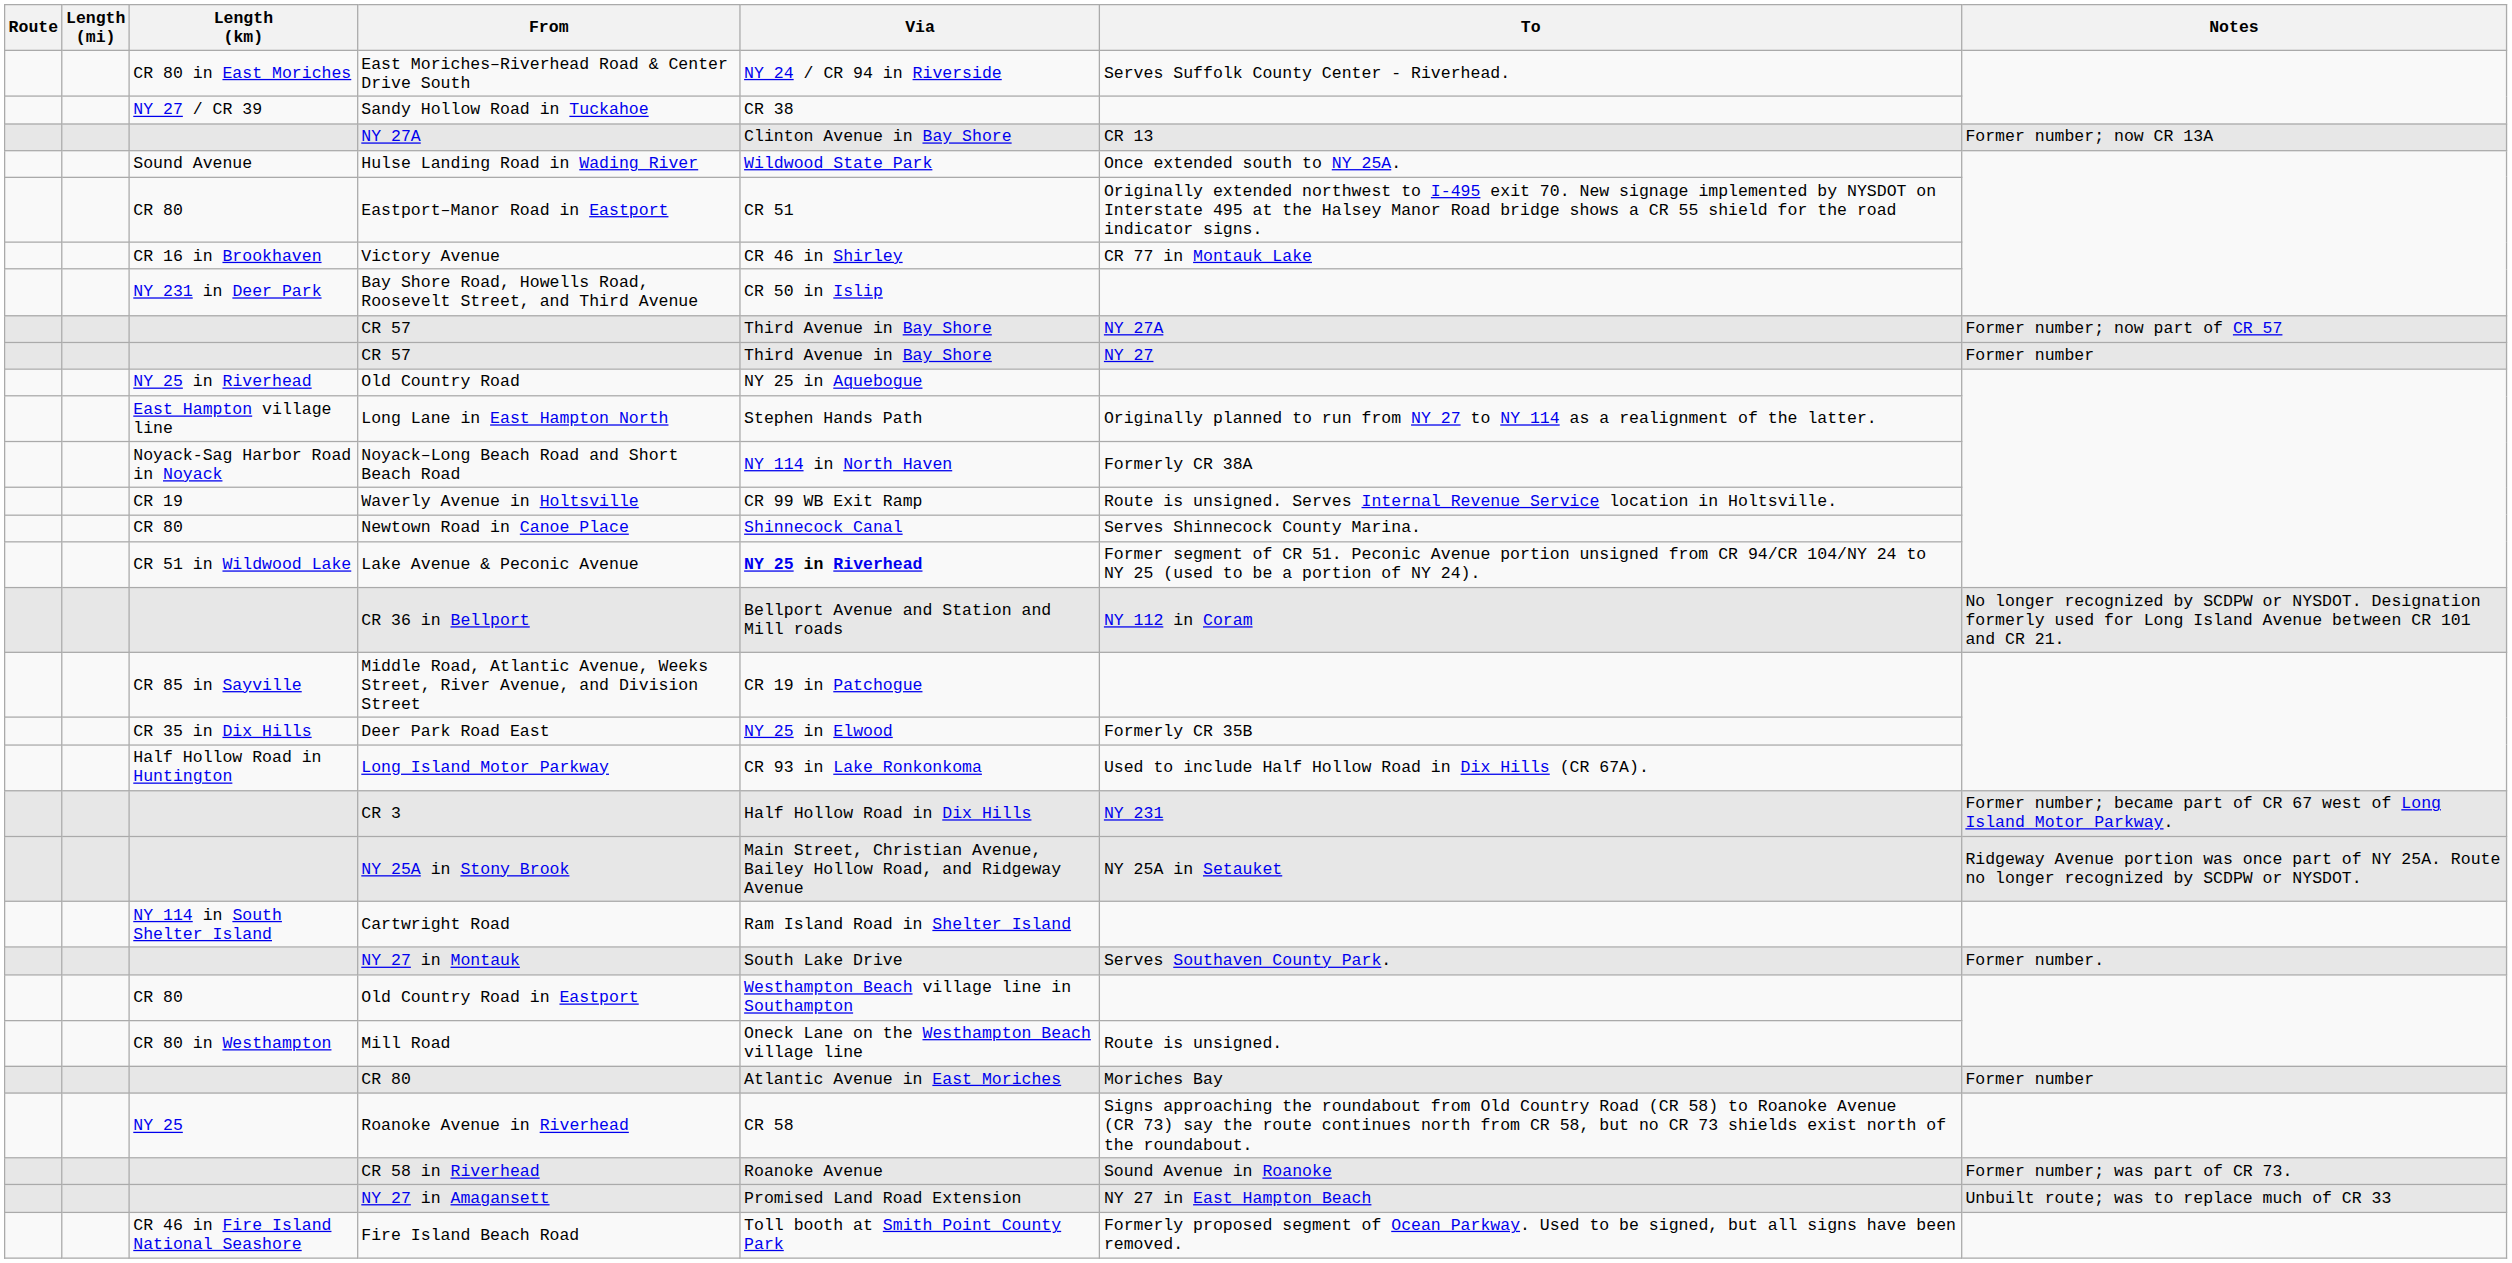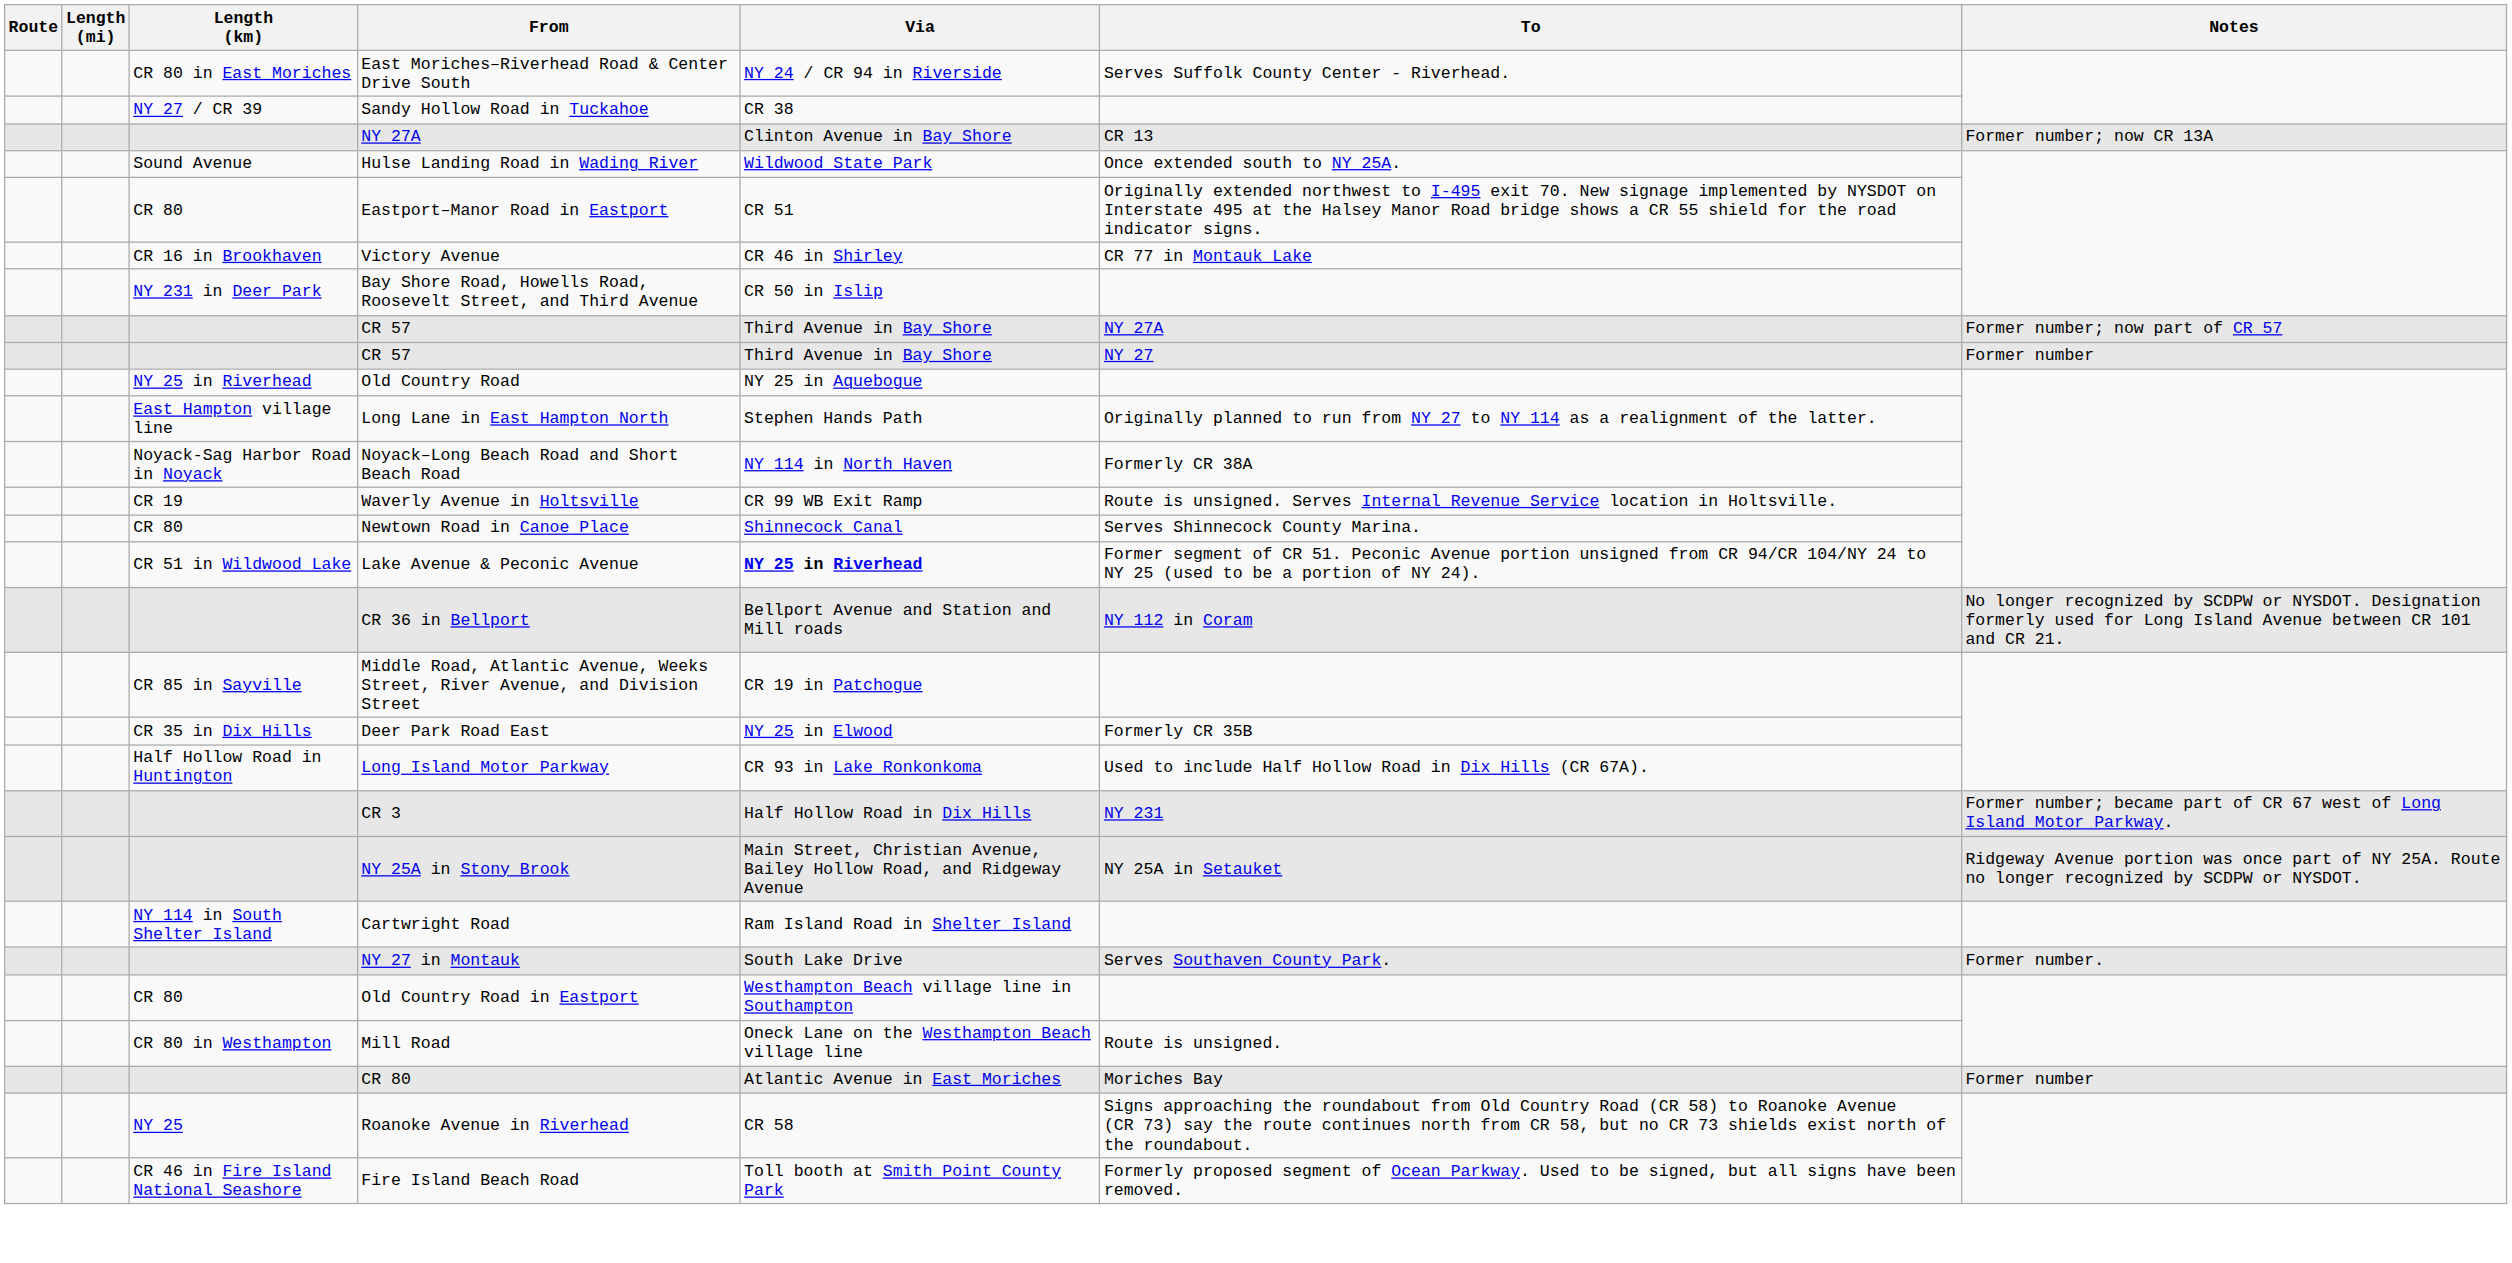- row: (243, 1172)
- row: (243, 1198)
